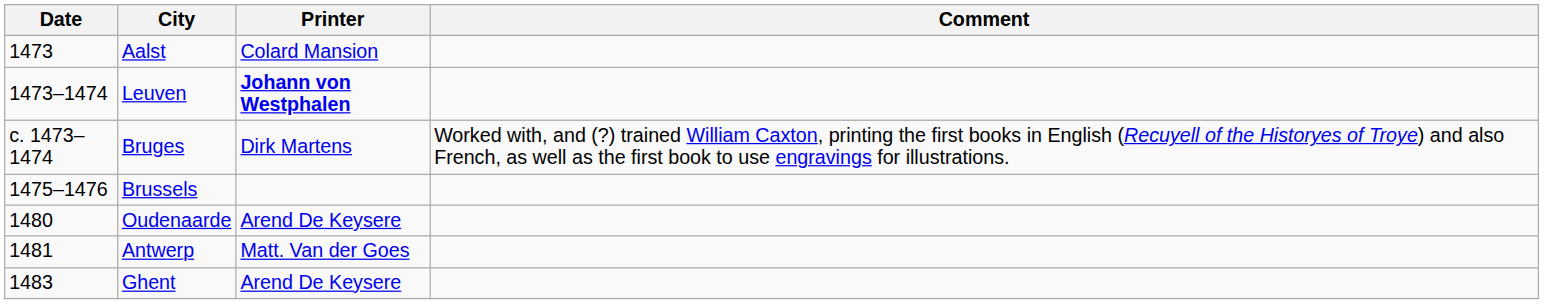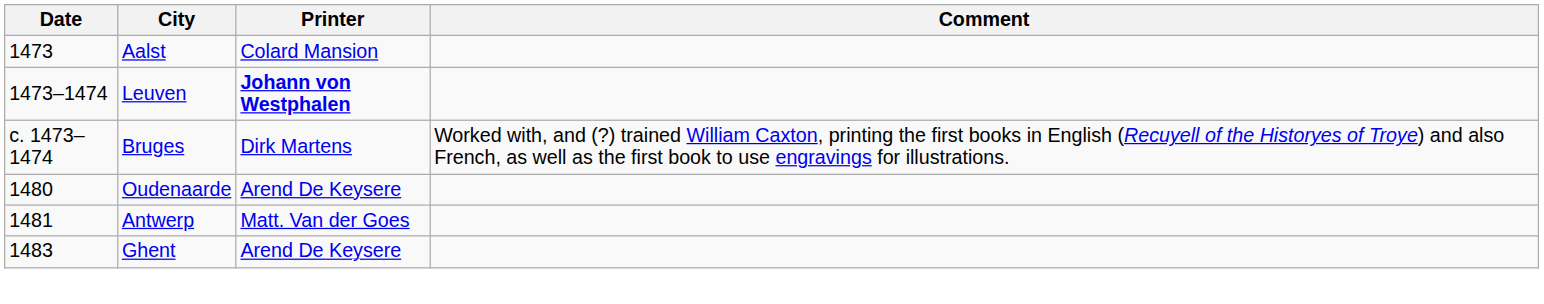- row: (160, 189)
